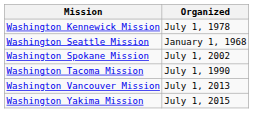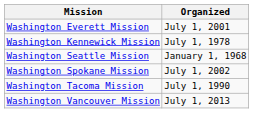+ row: (78, 27)
- row: (75, 101)
